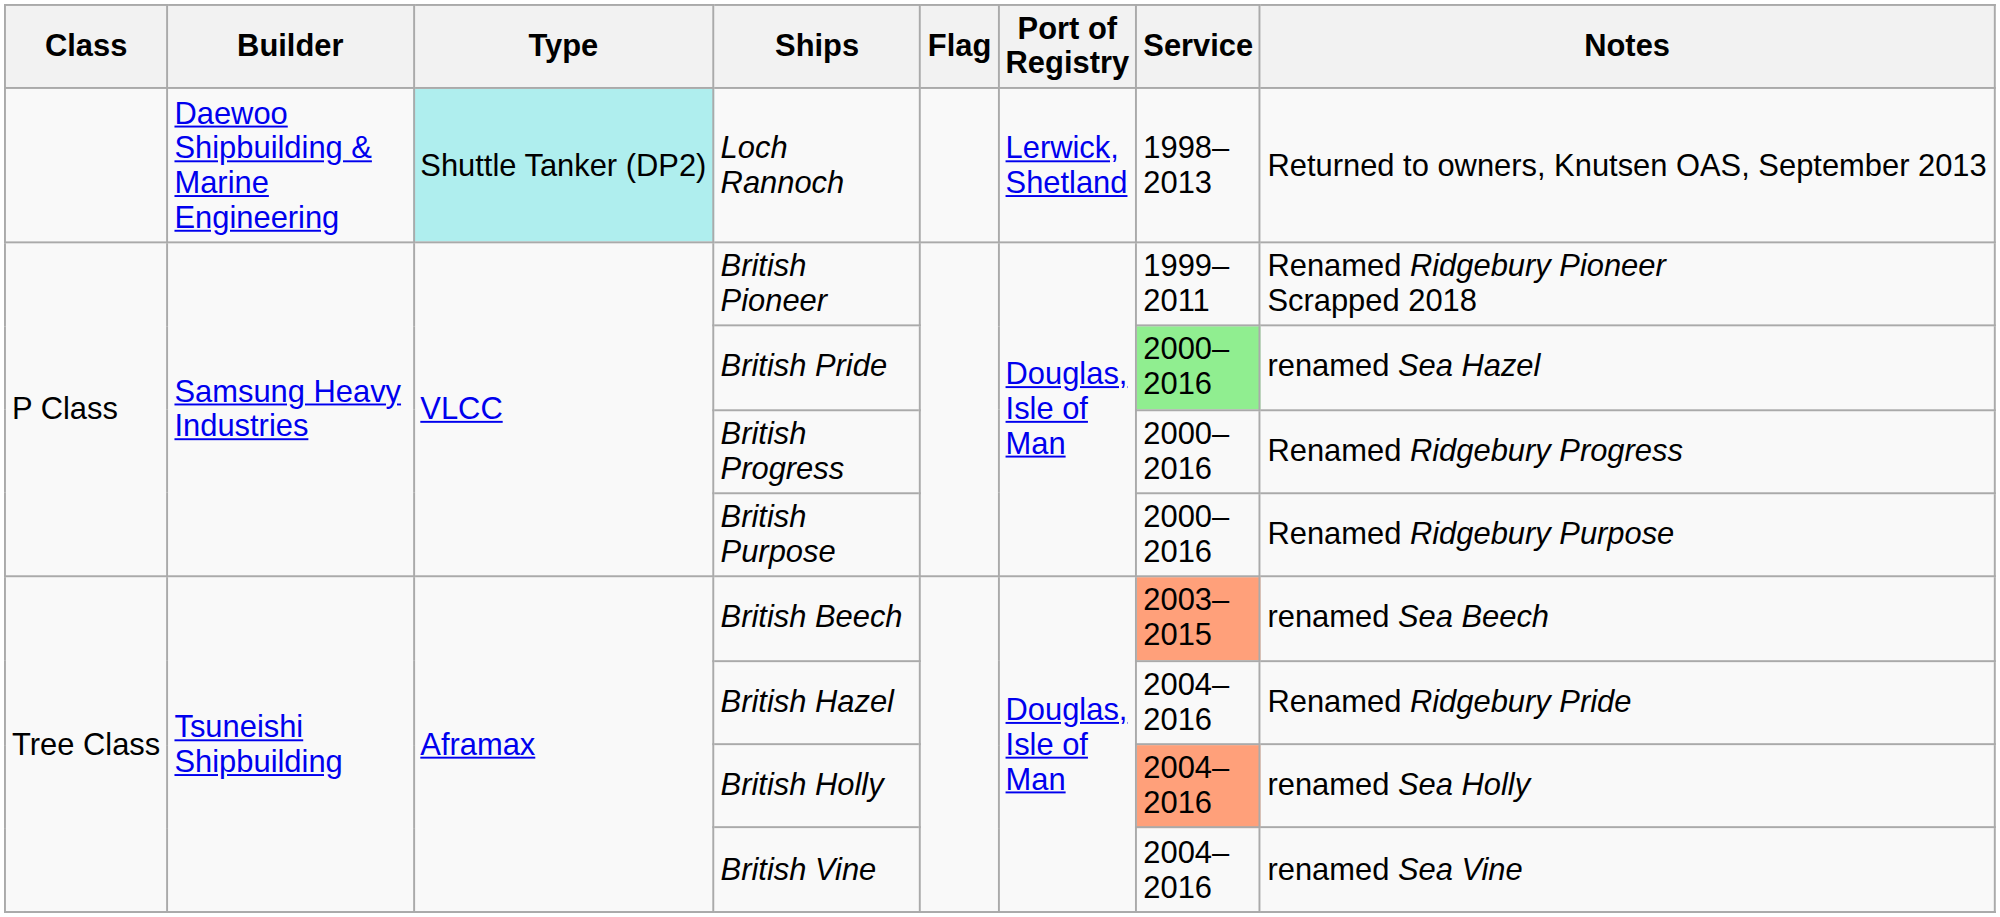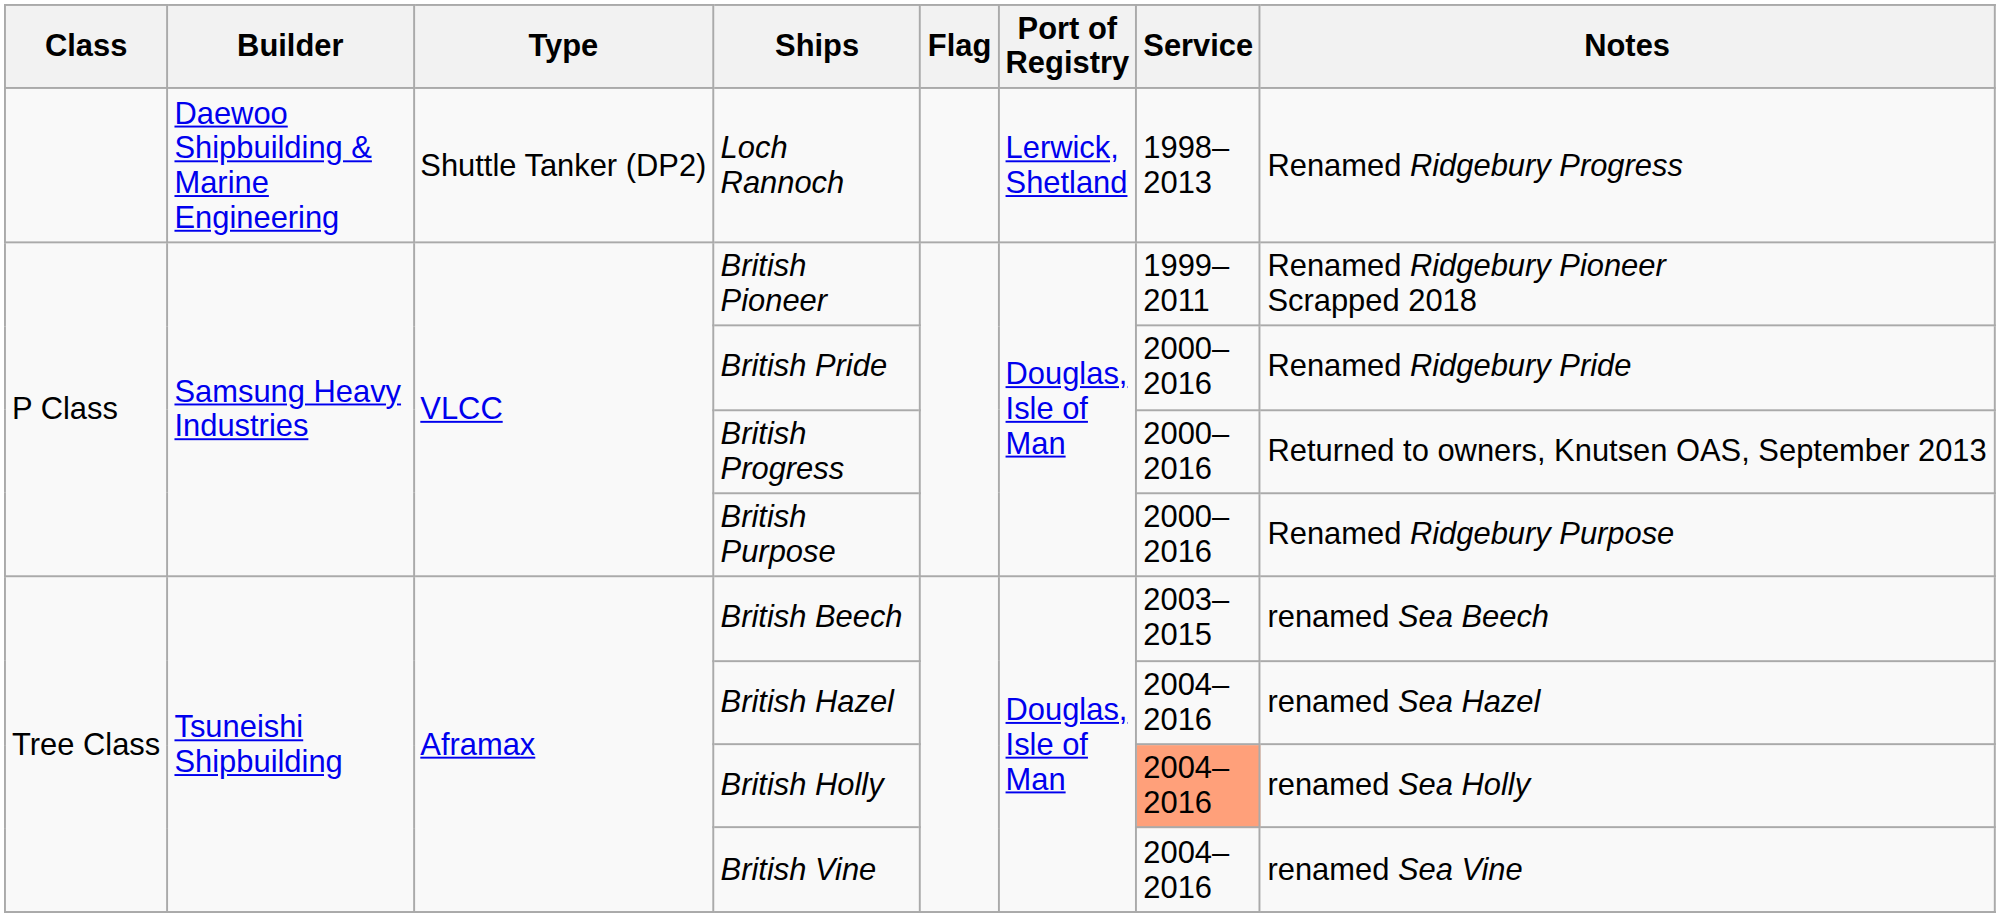(563, 164) paleturquoise background -> (563, 164) no background
(1627, 164) Returned to owners, Knutsen OAS, September 2013 -> (1475, 164) Renamed Ridgebury Progress
(1186, 366) lightgreen background -> (1186, 366) no background
(1404, 366) renamed Sea Hazel -> (1449, 366) Renamed Ridgebury Pride
(1475, 450) Renamed Ridgebury Progress -> (1627, 450) Returned to owners, Knutsen OAS, September 2013
(1186, 618) lightsalmon background -> (1186, 618) no background
(1449, 701) Renamed Ridgebury Pride -> (1404, 701) renamed Sea Hazel
